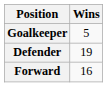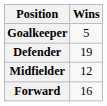+ row: (37, 71)
